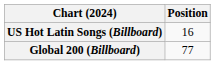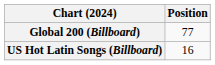rows swapped: (85, 50) <-> (85, 32)
